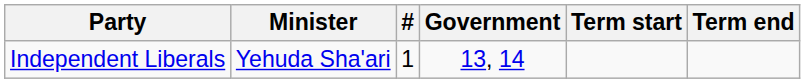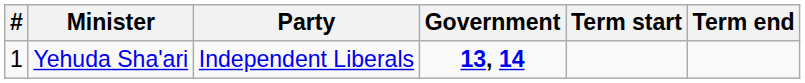columns swapped: (408, 22) <-> (118, 22)
(493, 59) normal -> (493, 59) bold
